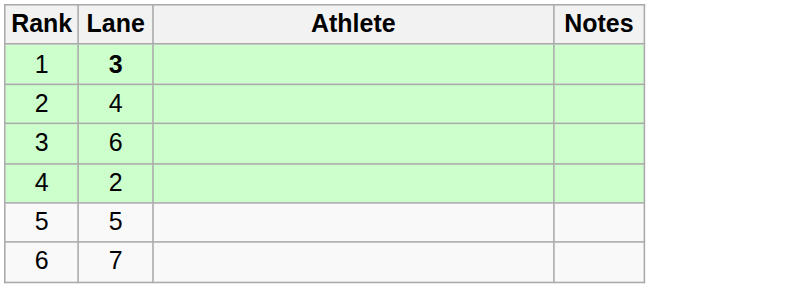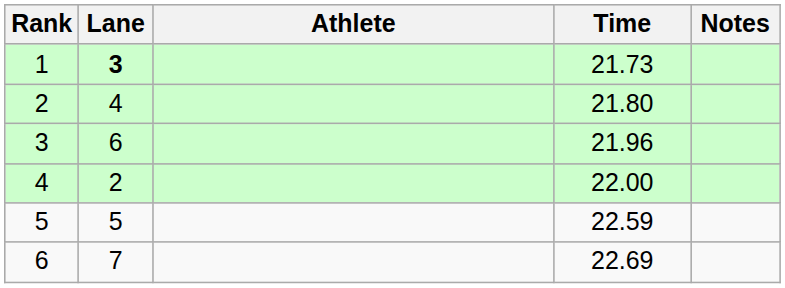+ column: (622, 24)
